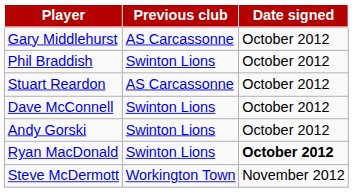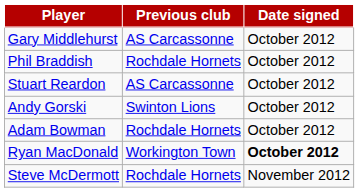(170, 61) Swinton Lions -> (183, 61) Rochdale Hornets
- row: (61, 107)
+ row: (57, 130)
(170, 152) Swinton Lions -> (181, 152) Workington Town
(181, 175) Workington Town -> (183, 175) Rochdale Hornets
